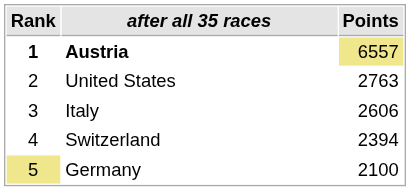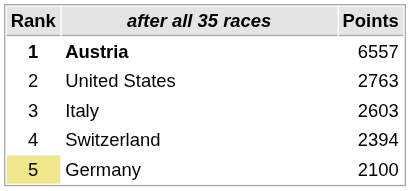(378, 52) khaki background -> (378, 52) no background
(378, 111) 2606 -> (378, 111) 2603
